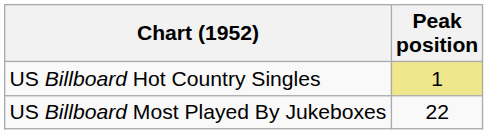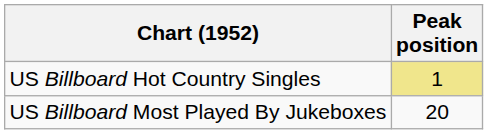(437, 111) 22 -> (437, 111) 20
